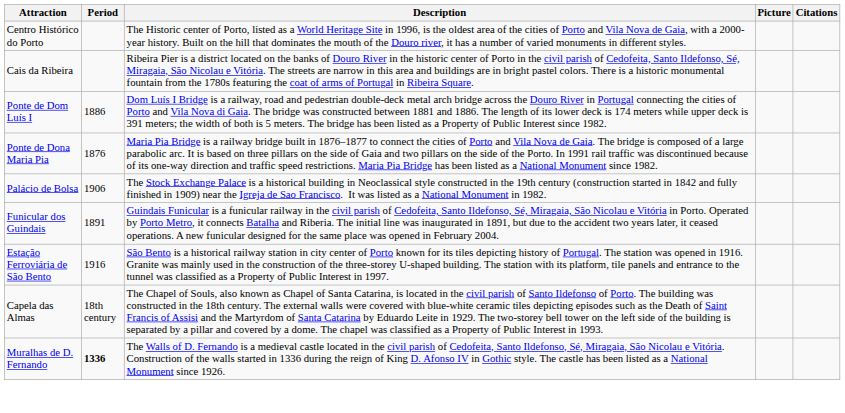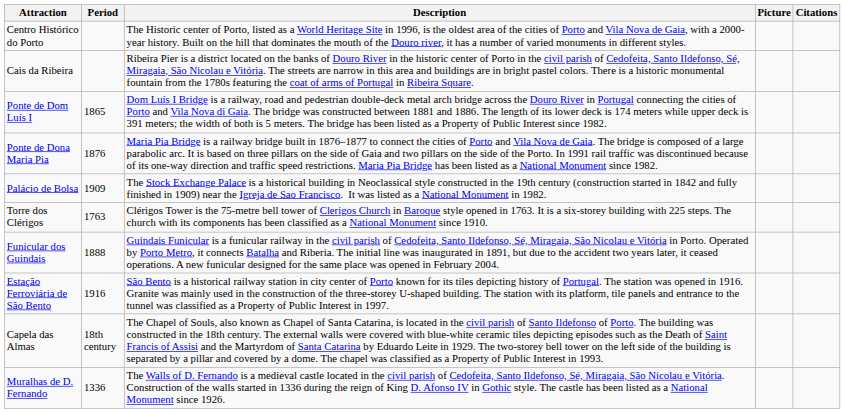(95, 112) 1886 -> (95, 112) 1865
(95, 188) 1906 -> (95, 188) 1909
+ row: (27, 217)
(95, 223) 1891 -> (95, 252) 1888
(95, 358) bold -> (95, 388) normal
